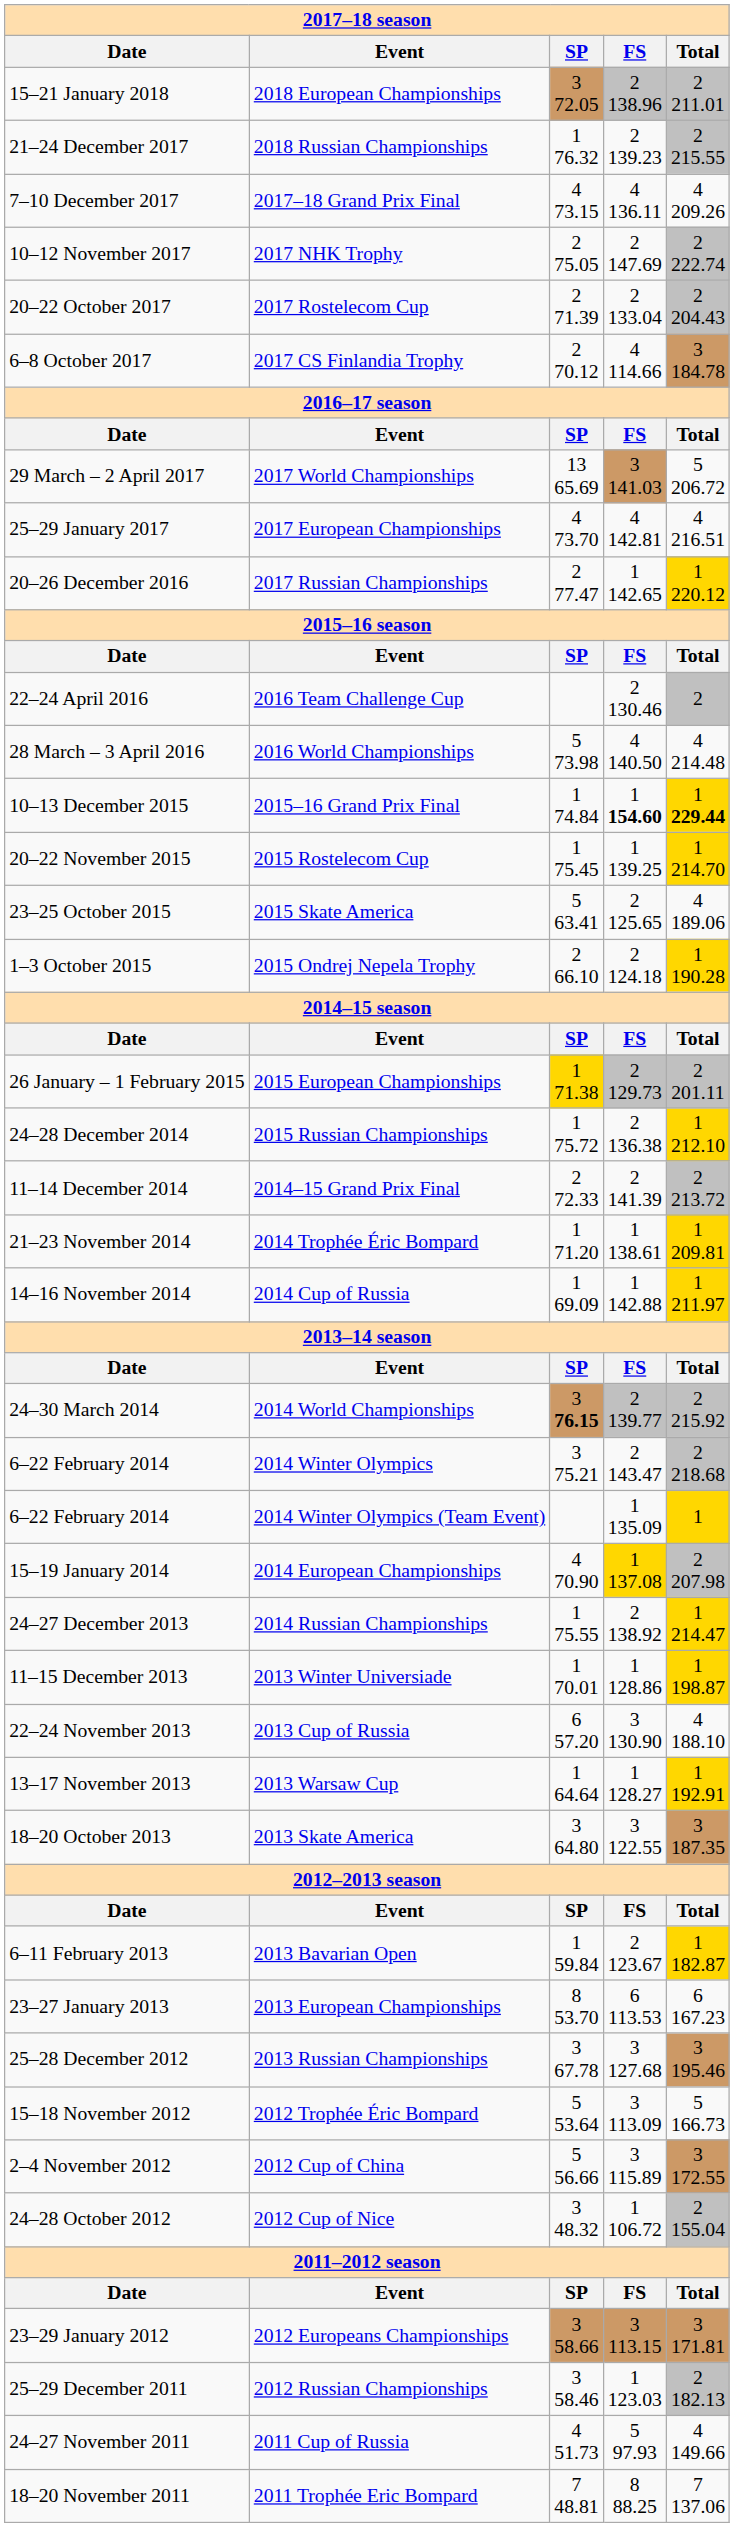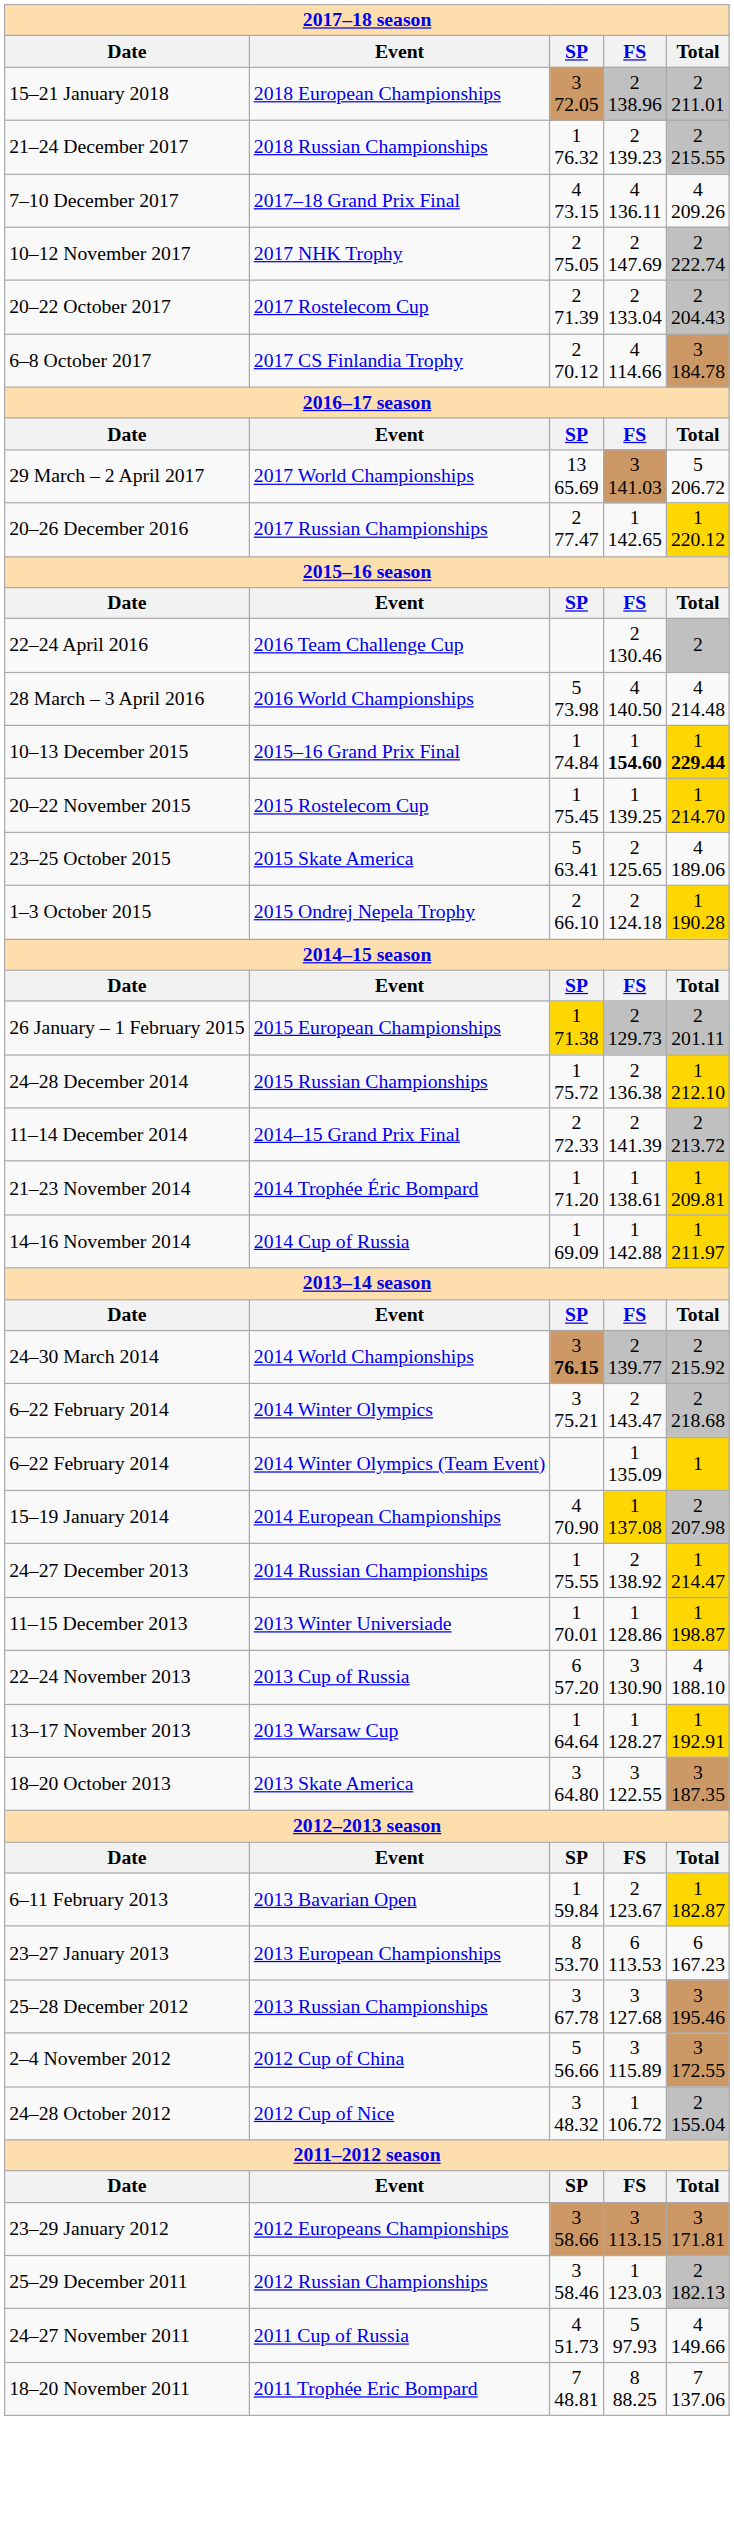- row: (377, 529)
- row: (366, 2112)
